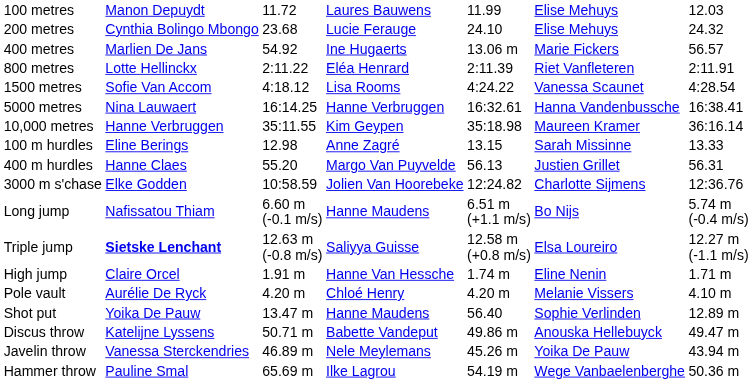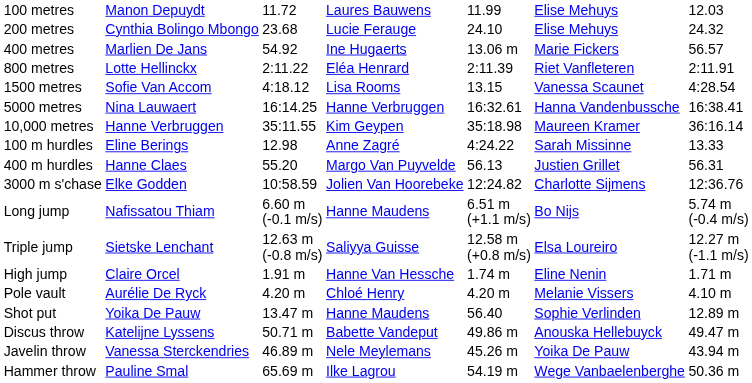(491, 88) 4:24.22 -> (485, 88) 13.15
(485, 146) 13.15 -> (491, 146) 4:24.22
(163, 247) bold -> (159, 247) normal
